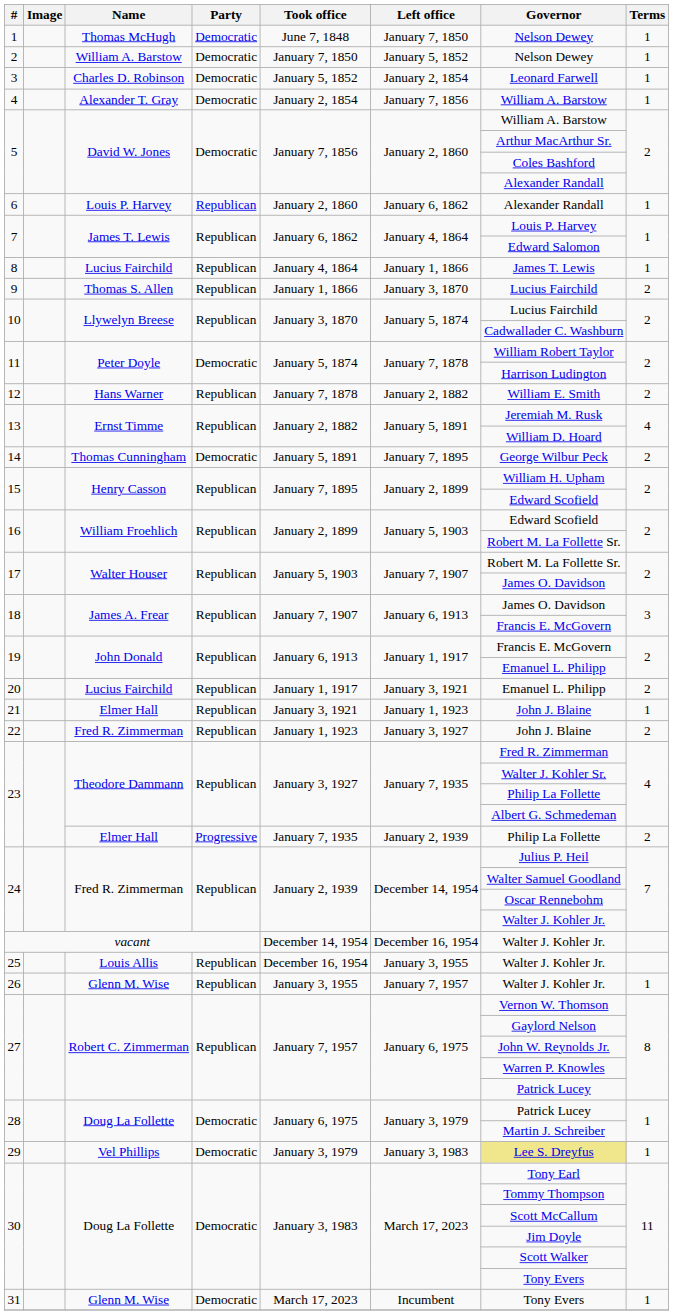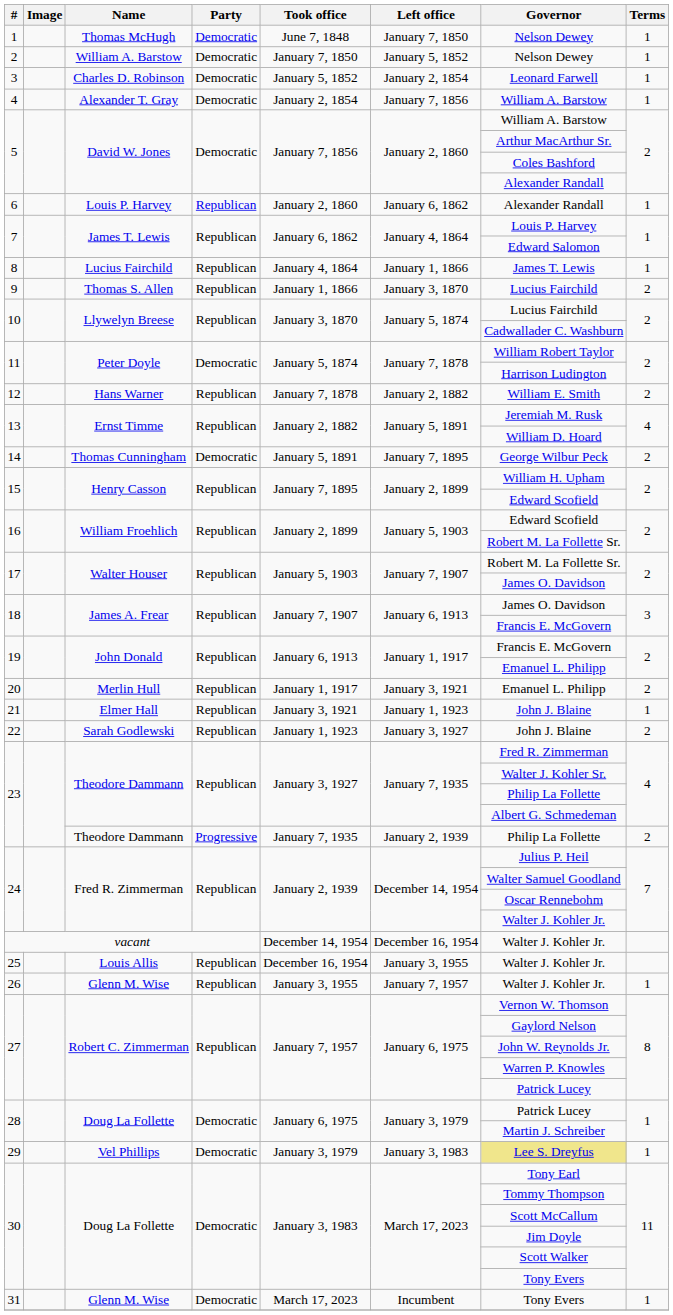(129, 688) Lucius Fairchild -> (129, 688) Merlin Hull
(129, 731) Fred R. Zimmerman -> (129, 731) Sarah Godlewski
(129, 836) Elmer Hall -> (129, 836) Theodore Dammann
